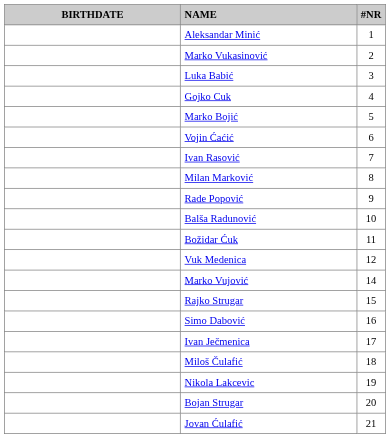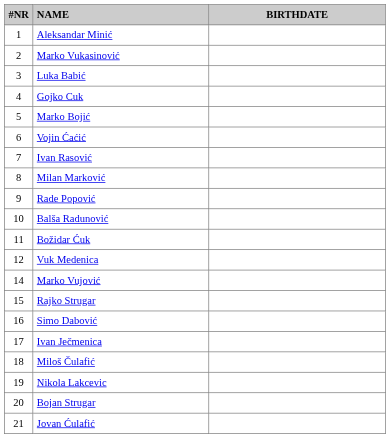columns swapped: (371, 14) <-> (92, 14)
